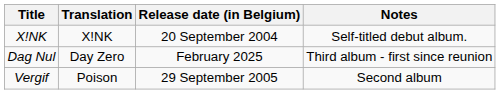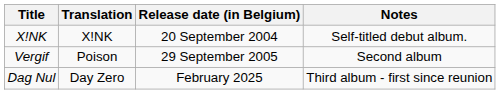rows swapped: (31, 78) <-> (31, 57)
